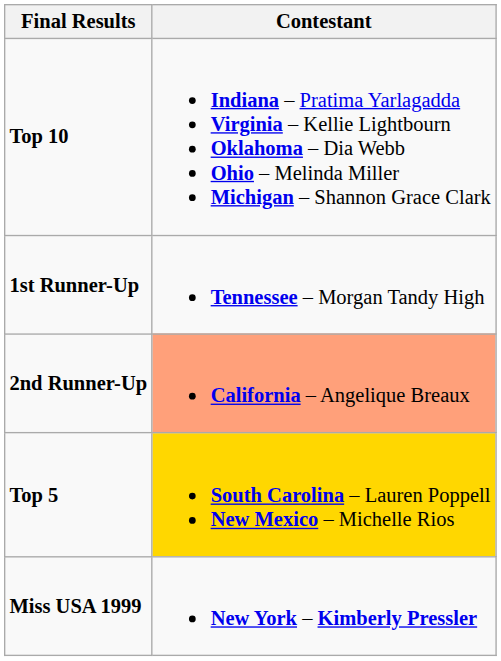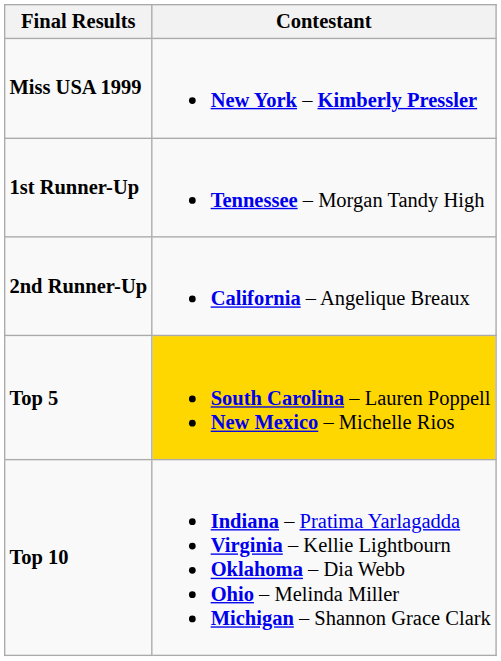rows swapped: (76, 606) <-> (39, 136)
(324, 396) lightsalmon background -> (324, 299) no background
